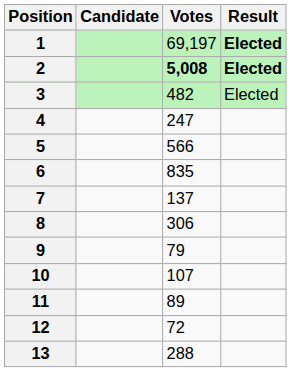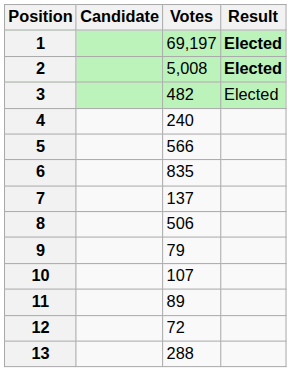(187, 69) bold -> (187, 69) normal
(180, 120) 247 -> (180, 120) 240
(180, 224) 306 -> (180, 224) 506
